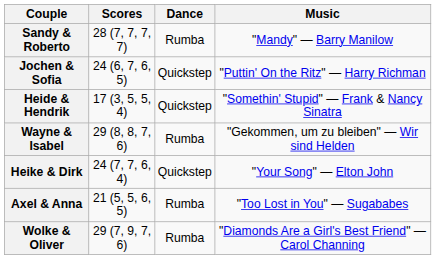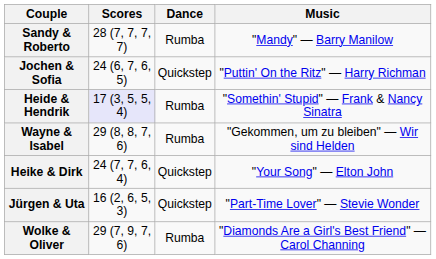(122, 106) no background -> (122, 106) lavender background
(185, 106) Quickstep -> (185, 106) Rumba
+ row: (47, 205)
- row: (47, 205)
